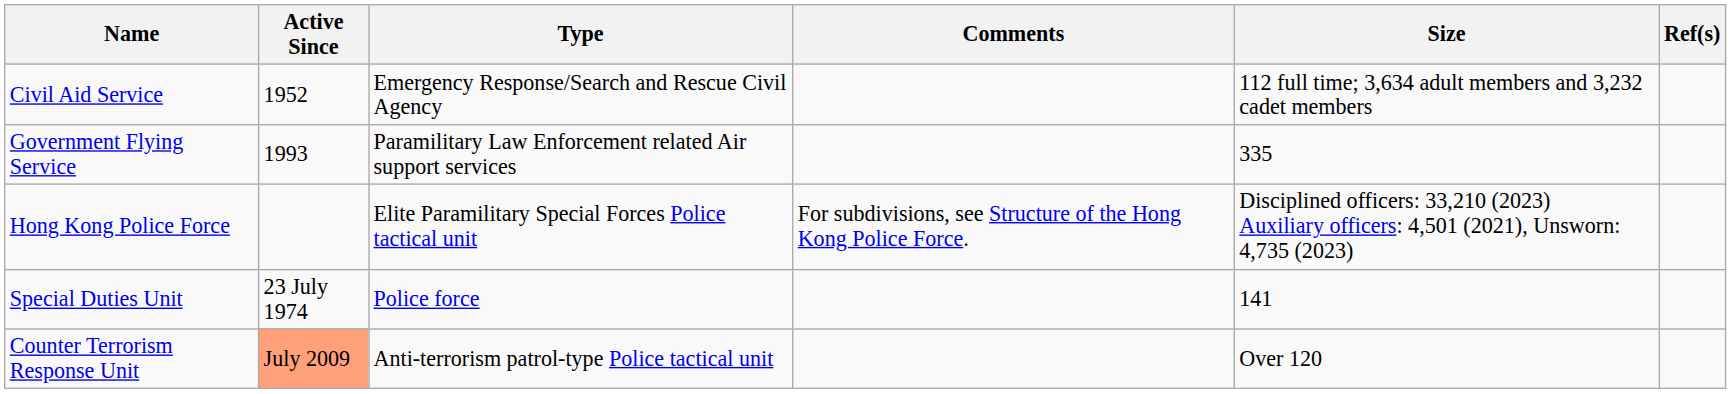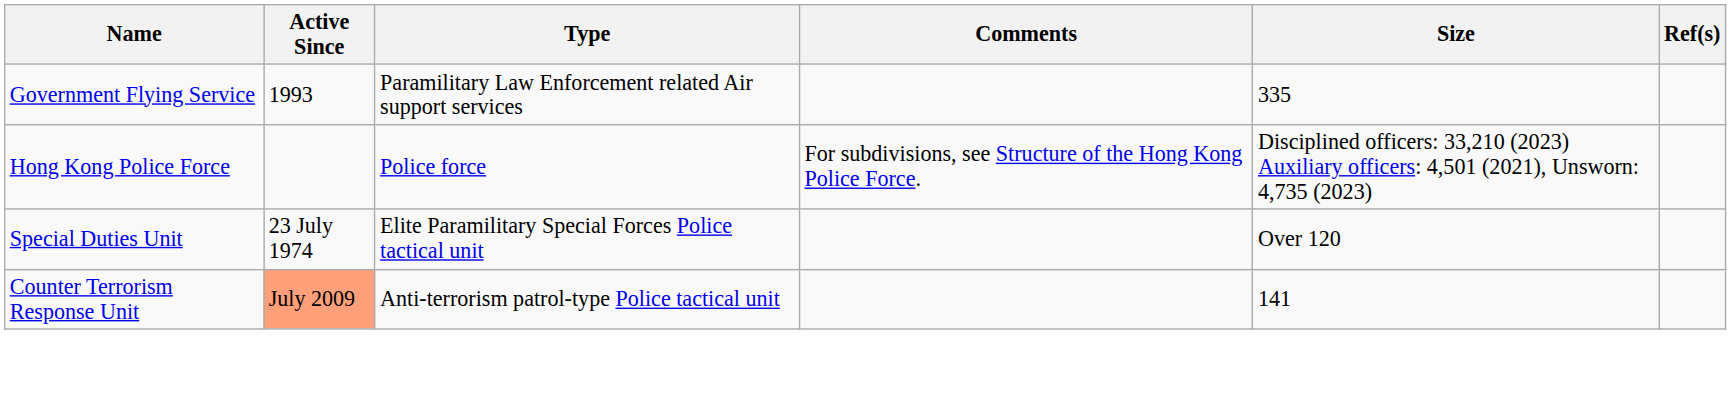- row: (86, 94)
(549, 226) Elite Paramilitary Special Forces Police tactical unit -> (433, 166) Police force
(427, 298) Police force -> (556, 238) Elite Paramilitary Special Forces Police tactical unit
(1256, 298) 141 -> (1299, 238) Over 120
(1281, 358) Over 120 -> (1275, 298) 141
